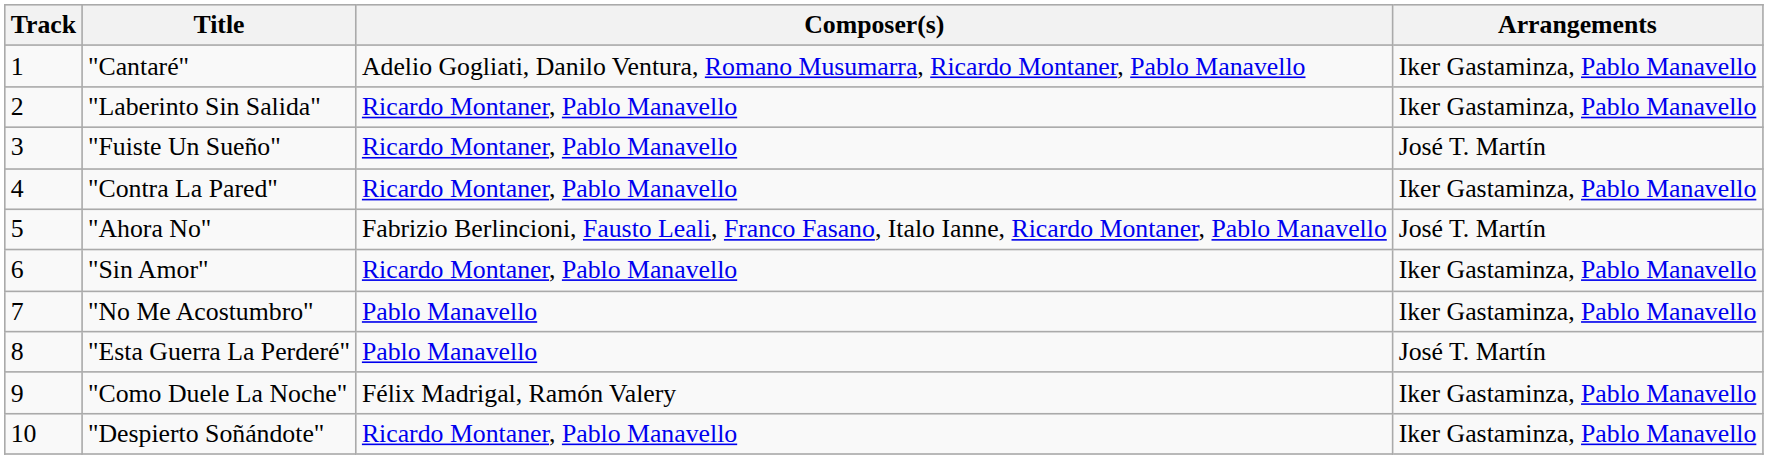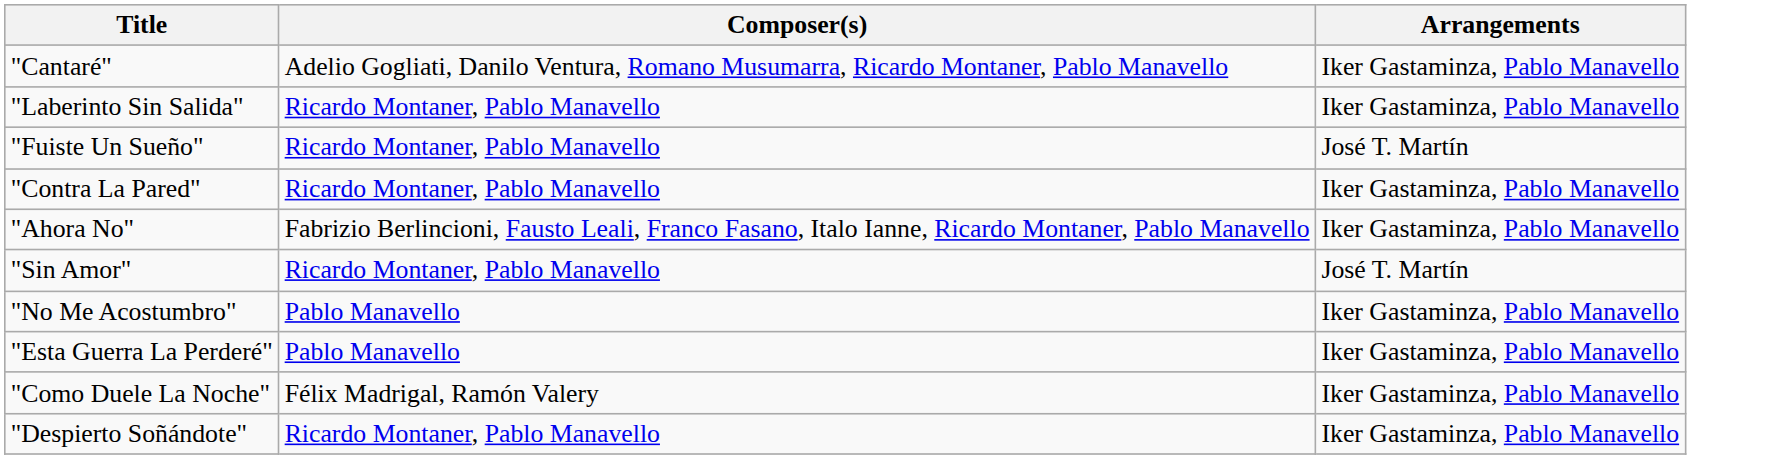- column: (43, 24)
(1472, 229) José T. Martín -> (1500, 229) Iker Gastaminza, Pablo Manavello
(1577, 270) Iker Gastaminza, Pablo Manavello -> (1395, 270) José T. Martín
(1472, 351) José T. Martín -> (1500, 351) Iker Gastaminza, Pablo Manavello
